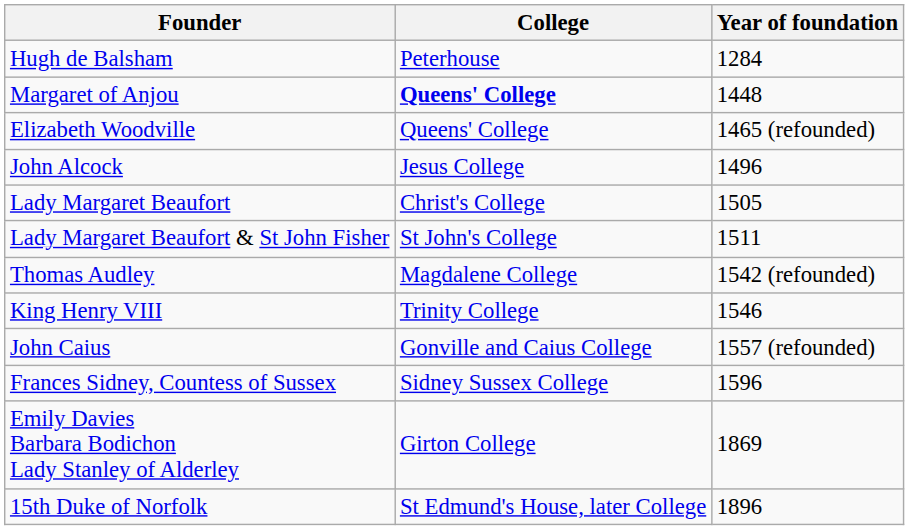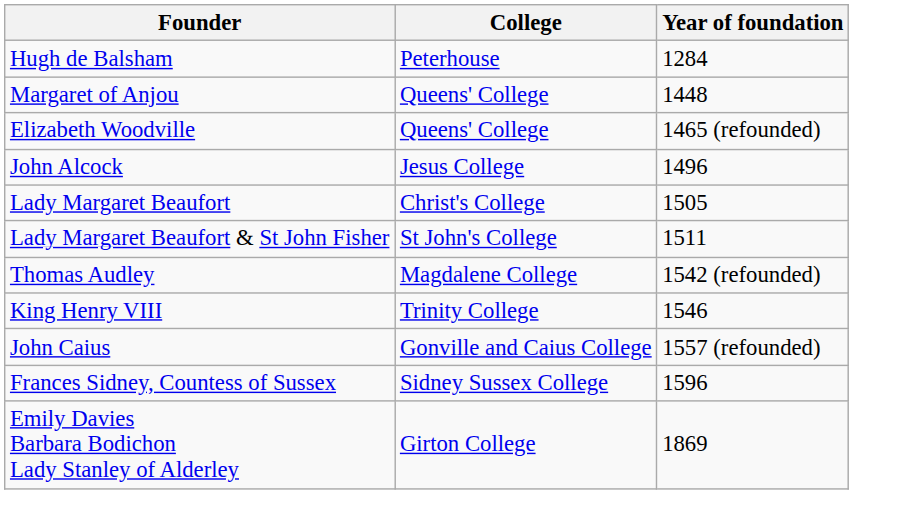(478, 94) bold -> (474, 94) normal
- row: (109, 506)
